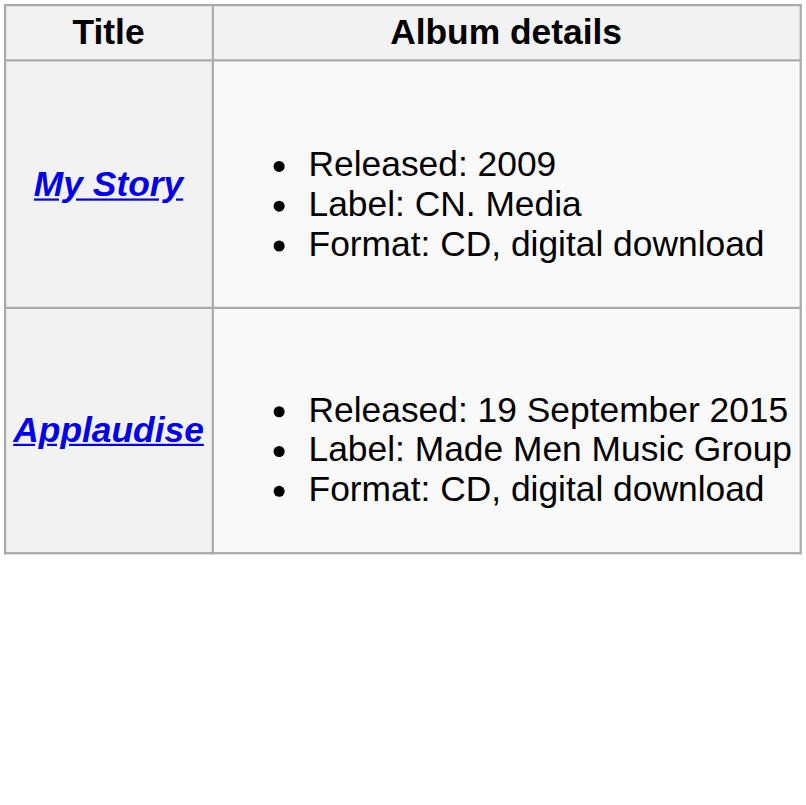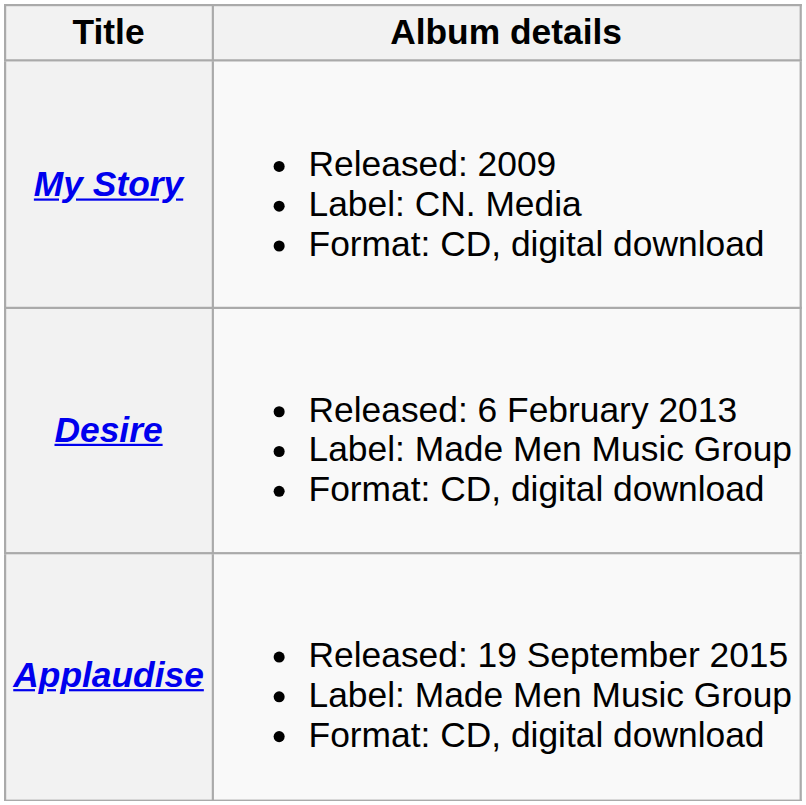+ row: (109, 429)
